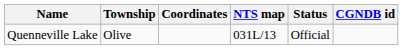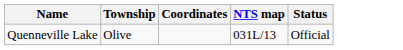- column: (365, 14)
